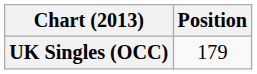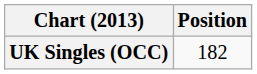(212, 52) 179 -> (212, 52) 182
